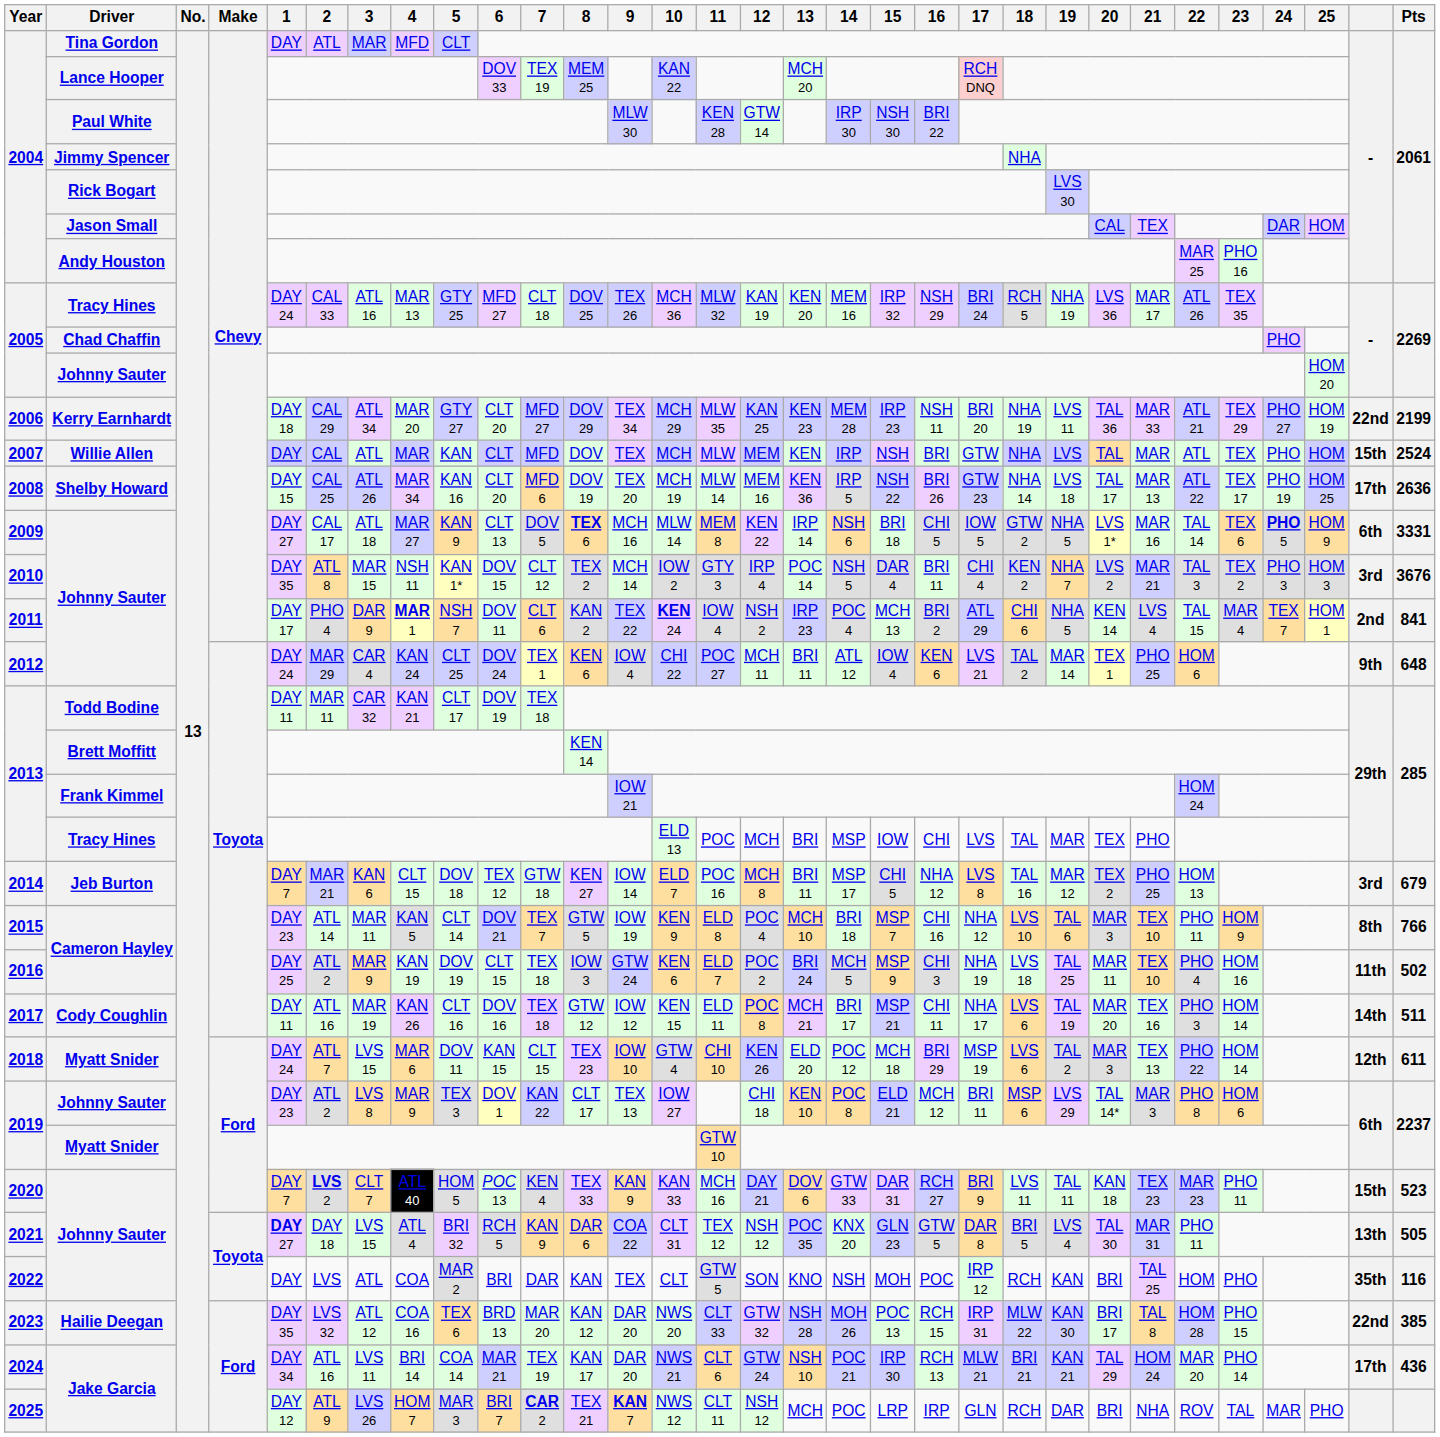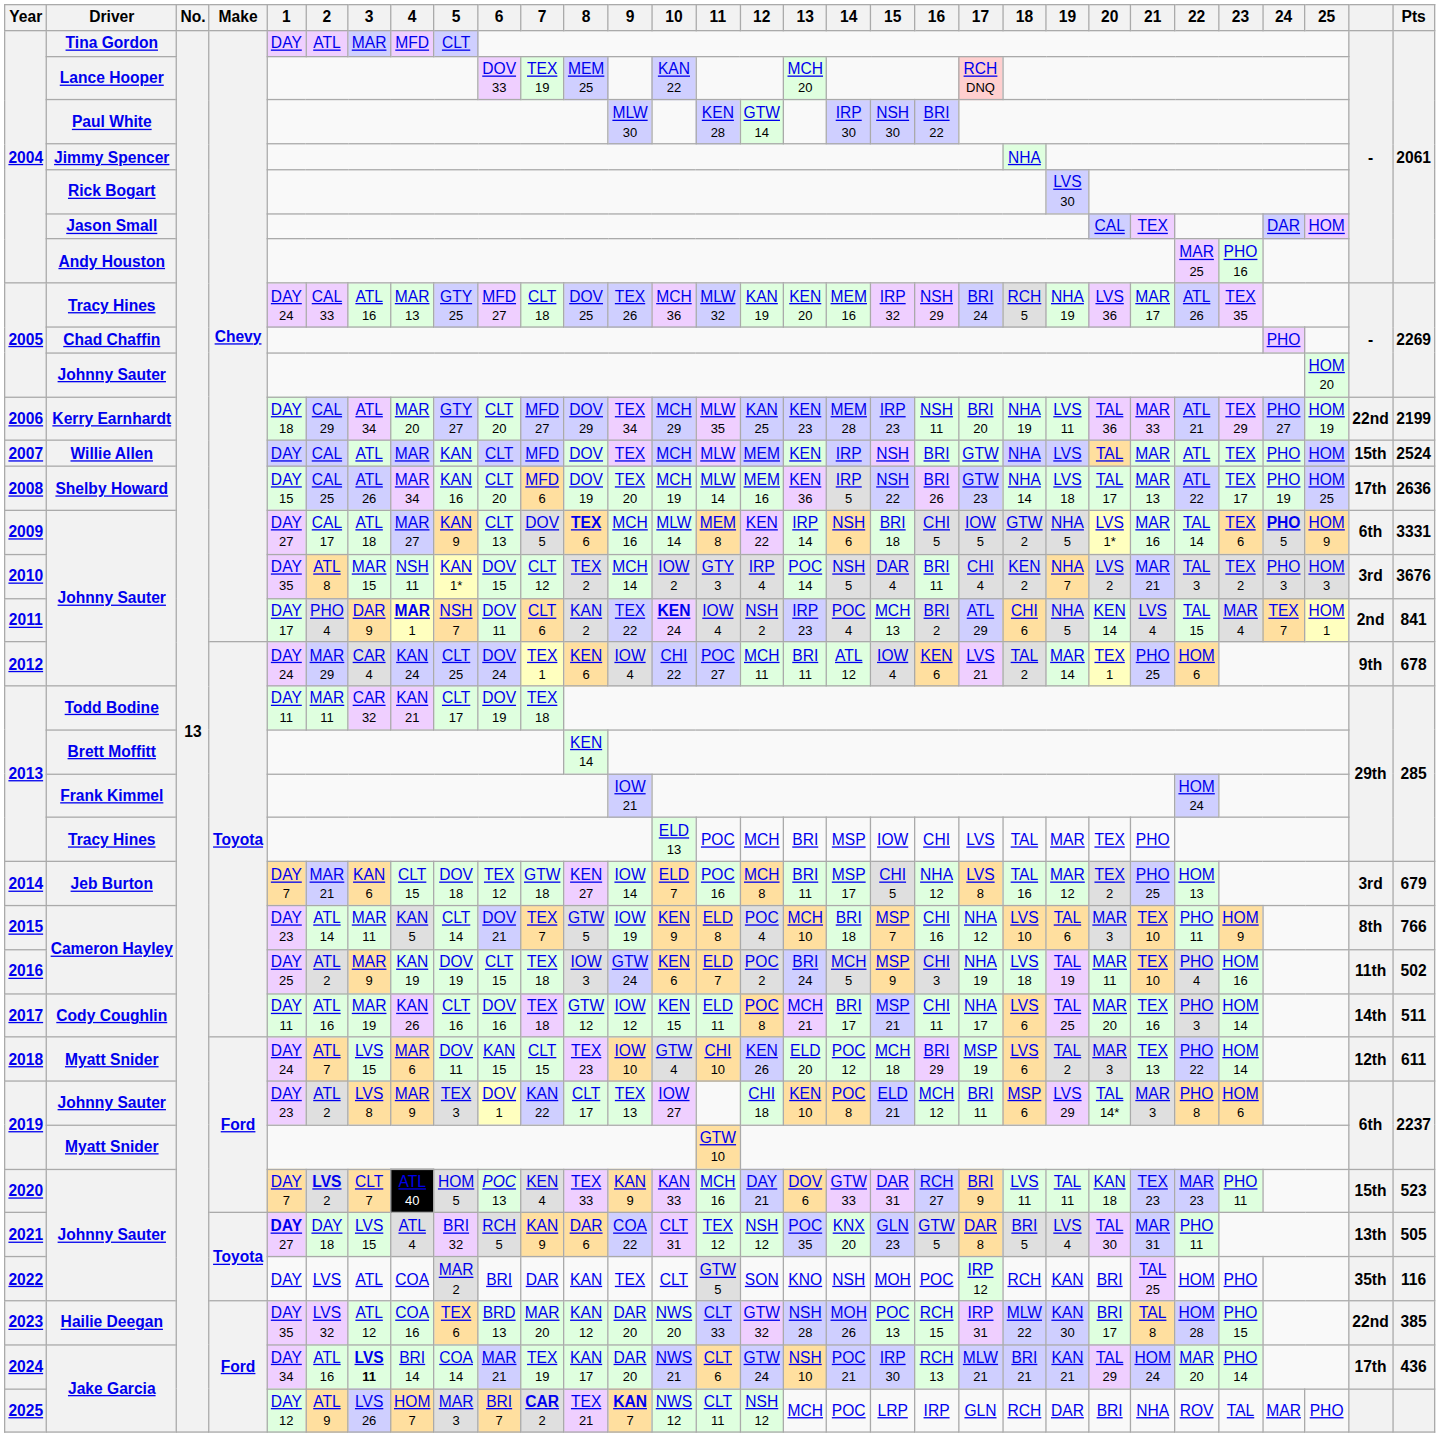(1414, 664) 648 -> (1414, 664) 678
(1067, 971) TAL 25 -> (1067, 971) TAL 19
(1067, 1015) TAL 19 -> (1067, 1015) TAL 25
(369, 1366) normal -> (369, 1367) bold
